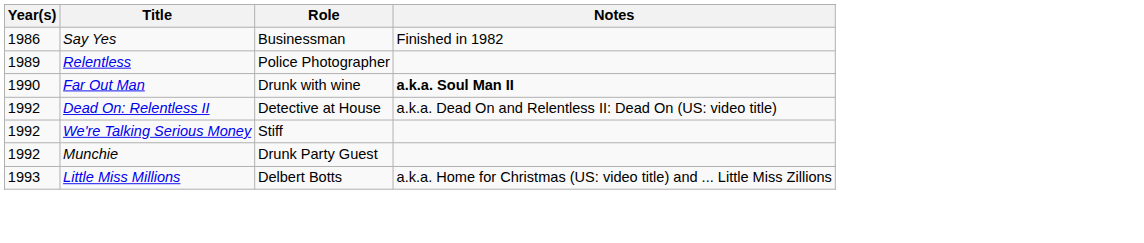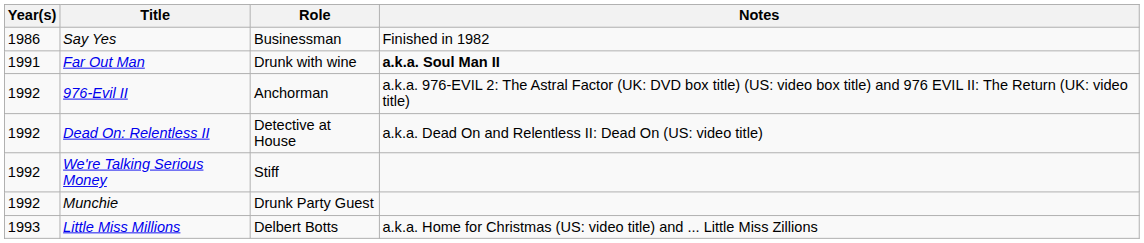- row: (97, 62)
(24, 85) 1990 -> (24, 62) 1991
+ row: (95, 93)
